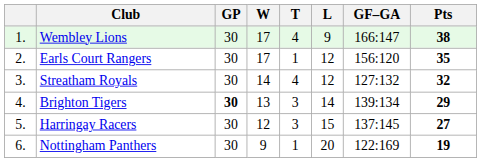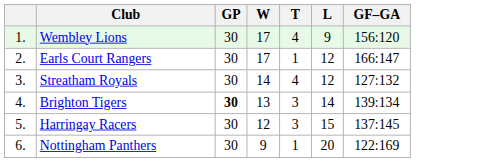- column: (443, 15)
(377, 37) 166:147 -> (377, 37) 156:120
(377, 59) 156:120 -> (377, 59) 166:147
